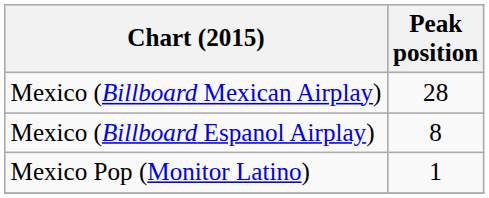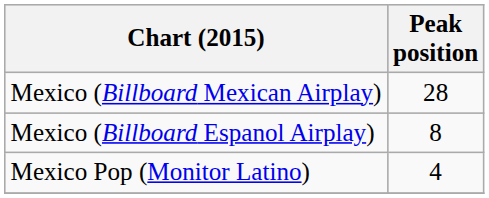(436, 172) 1 -> (436, 172) 4
